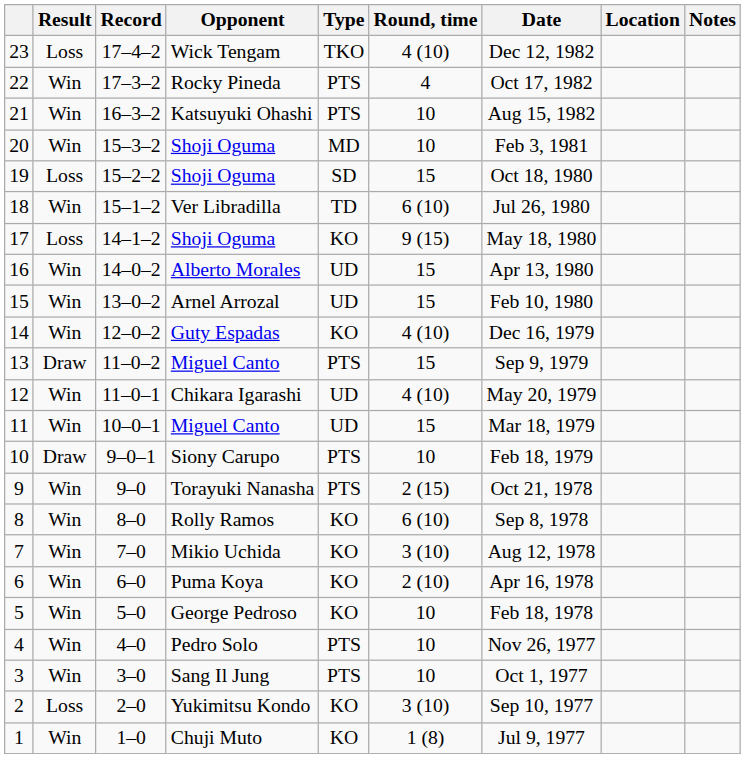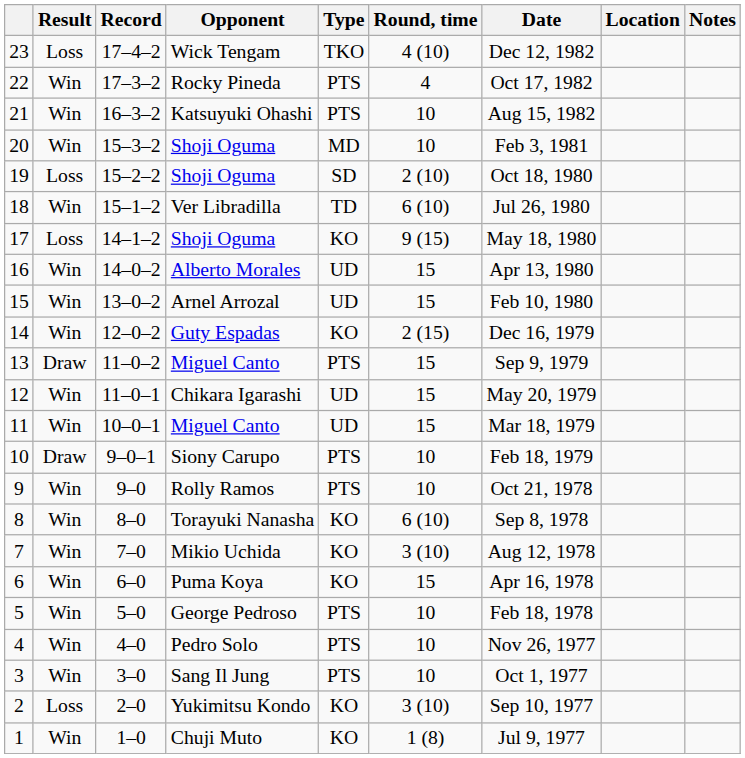(426, 176) 15 -> (426, 176) 2 (10)
(426, 332) 4 (10) -> (426, 332) 2 (15)
(426, 394) 4 (10) -> (426, 394) 15
(243, 488) Torayuki Nanasha -> (223, 488) Rolly Ramos
(426, 488) 2 (15) -> (426, 488) 10
(223, 519) Rolly Ramos -> (243, 519) Torayuki Nanasha
(426, 581) 2 (10) -> (426, 581) 15
(344, 613) KO -> (344, 613) PTS
